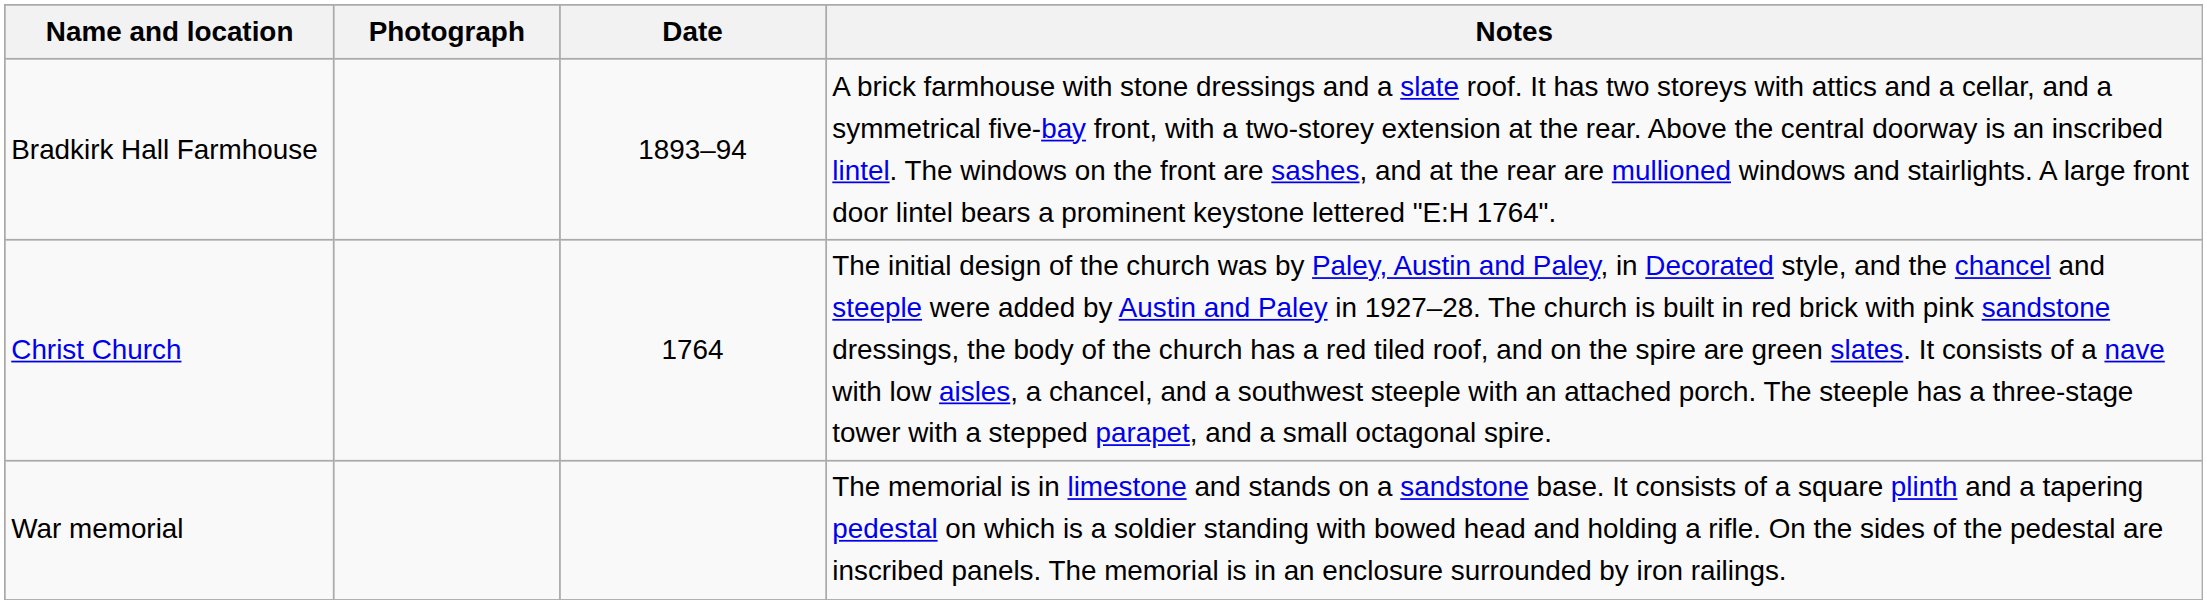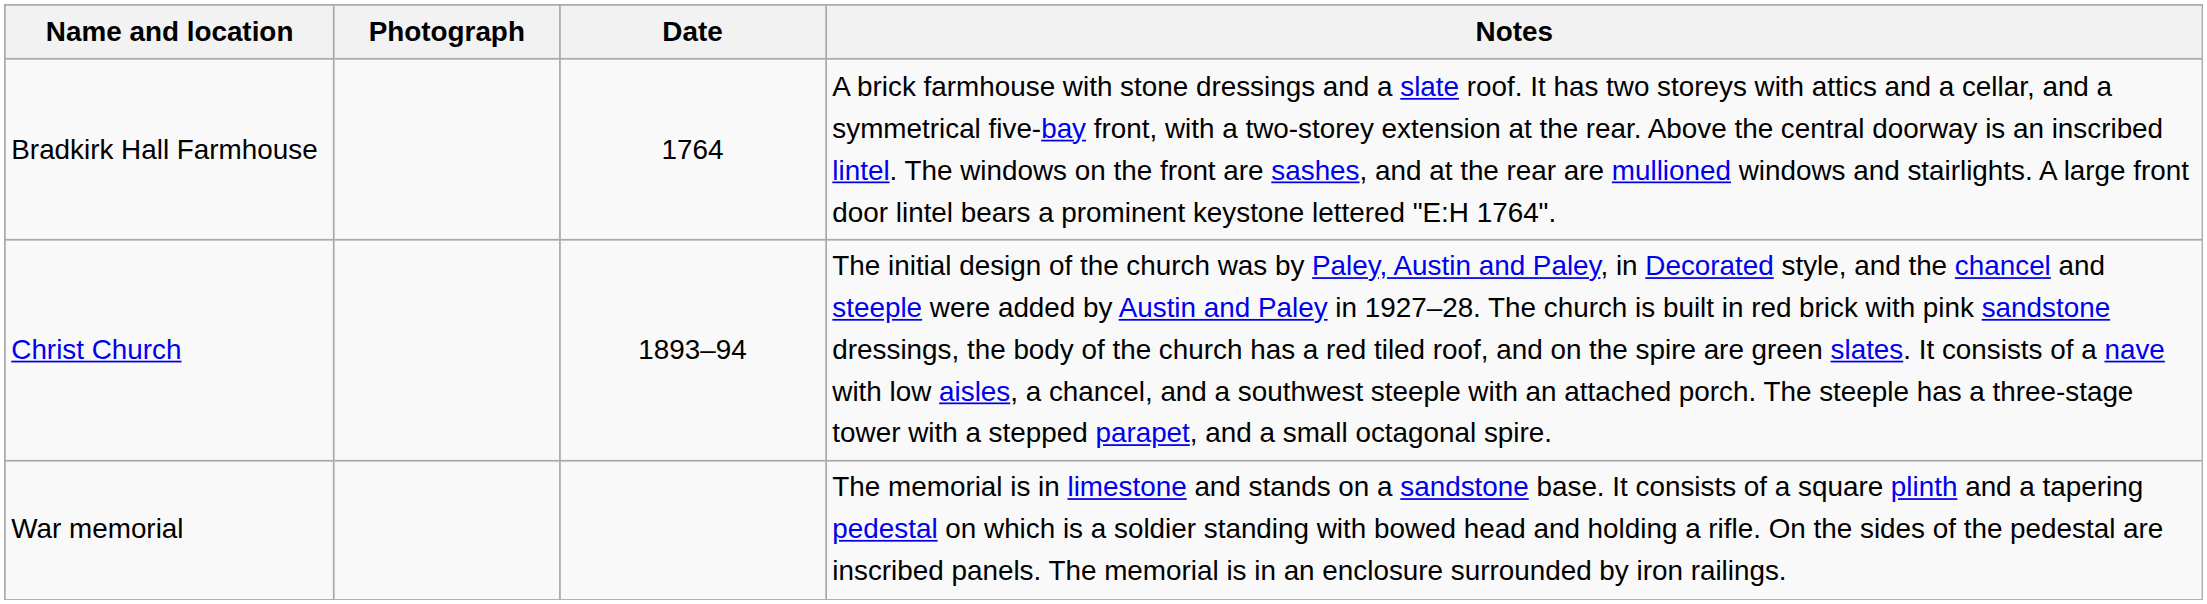(693, 149) 1893–94 -> (693, 149) 1764
(693, 349) 1764 -> (693, 349) 1893–94
